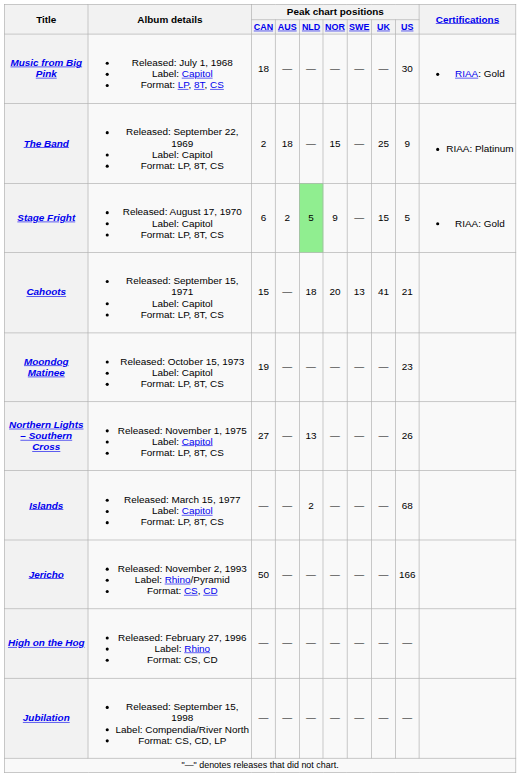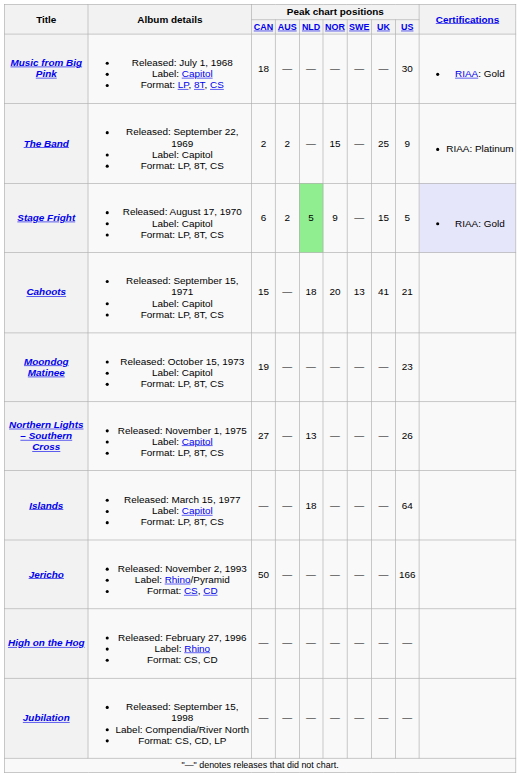(287, 143) 18 -> (287, 143) 2
(467, 224) no background -> (467, 224) lavender background
(311, 505) 2 -> (311, 505) 18
(407, 505) 68 -> (407, 505) 64
